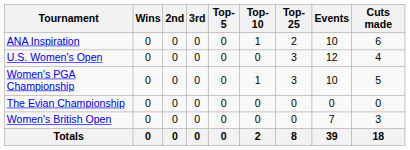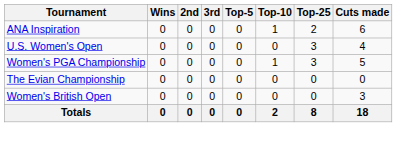- column: (332, 18)
